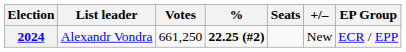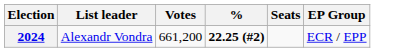- column: (319, 15)
(180, 36) 661,250 -> (180, 36) 661,200
